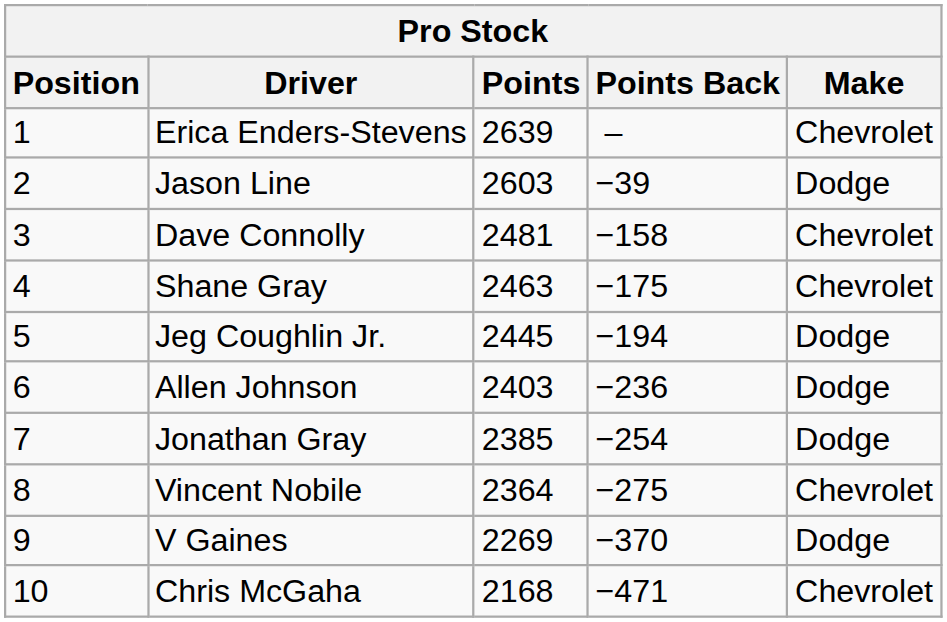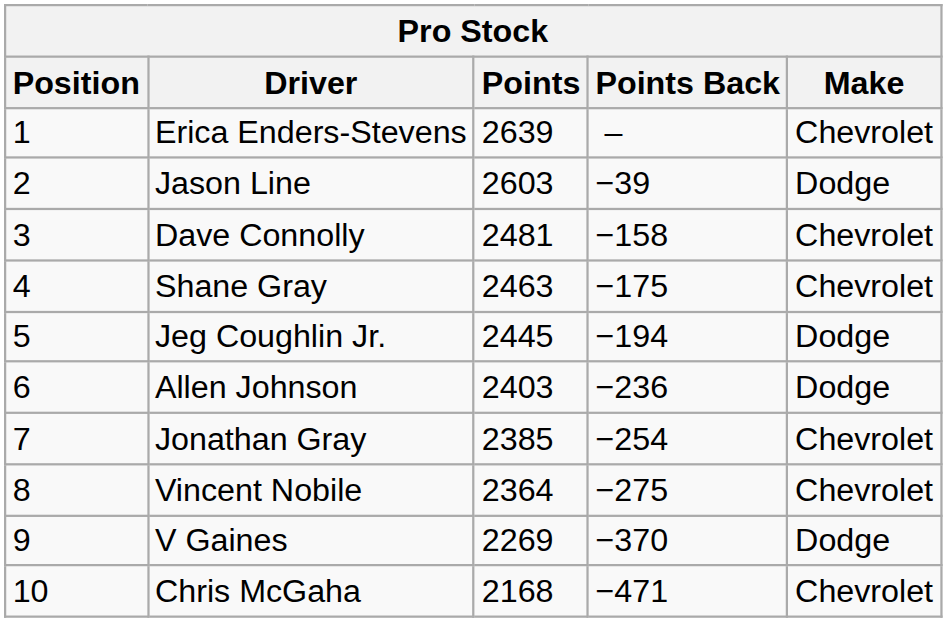(843, 439) Dodge -> (864, 439) Chevrolet
